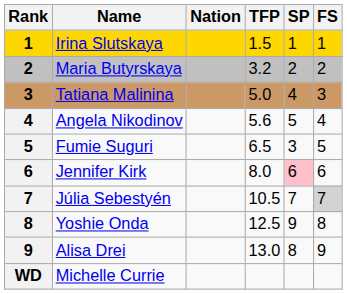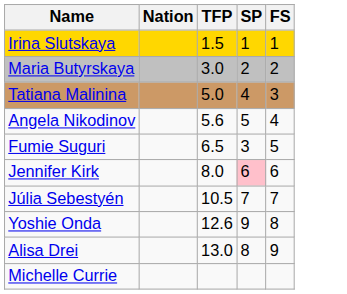- column: (28, 17)
(260, 69) 3.2 -> (212, 69) 3.0
(322, 198) lightgrey background -> (274, 198) no background
(264, 224) 12.5 -> (217, 224) 12.6
